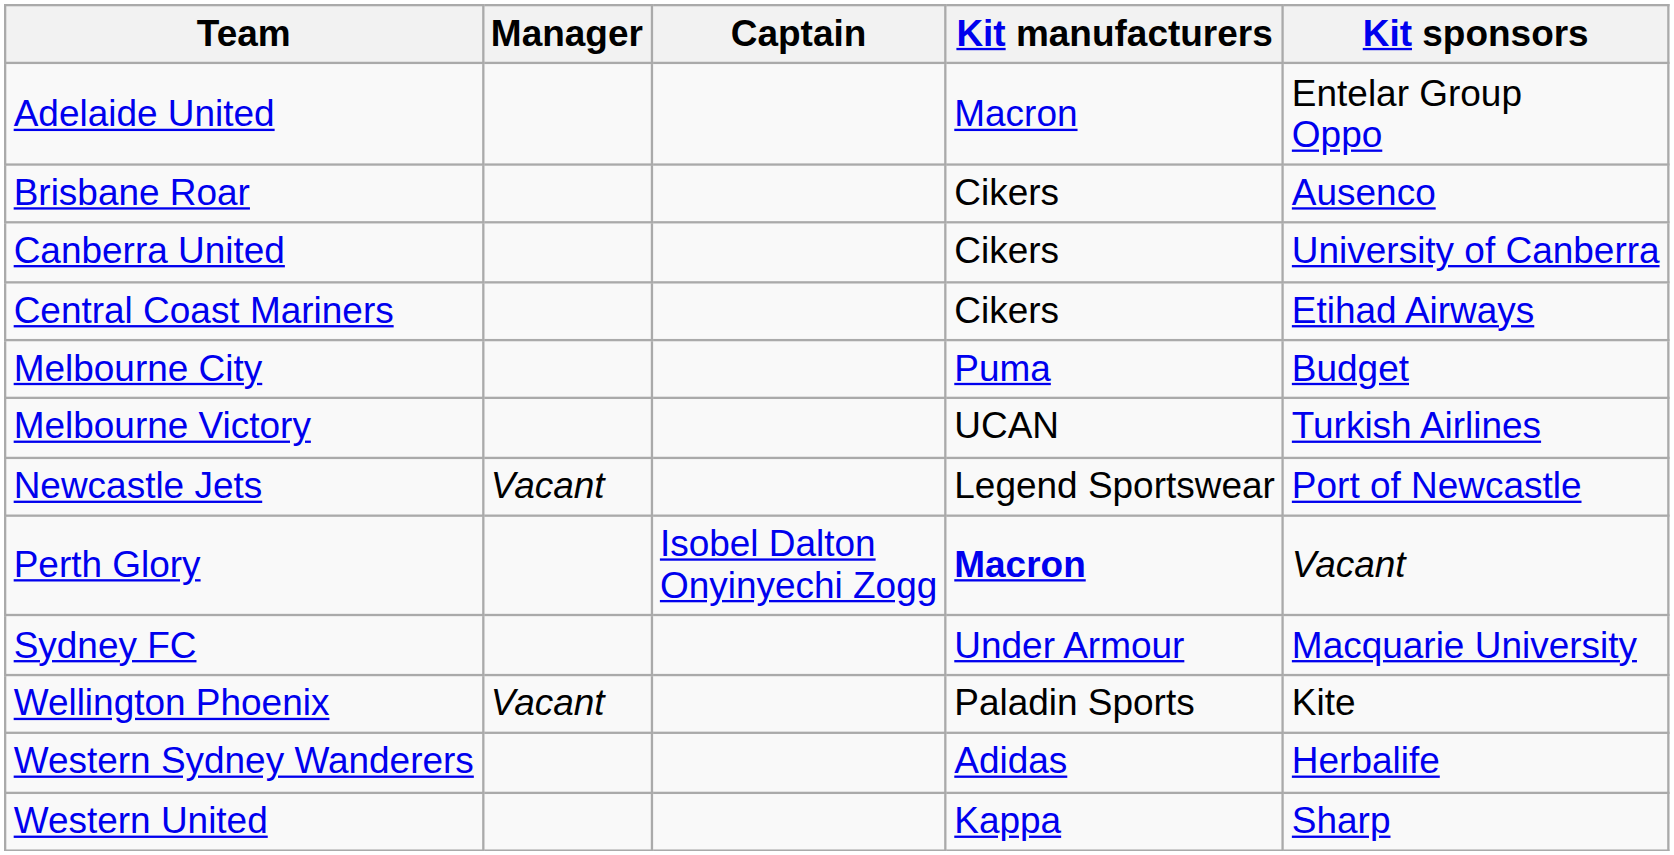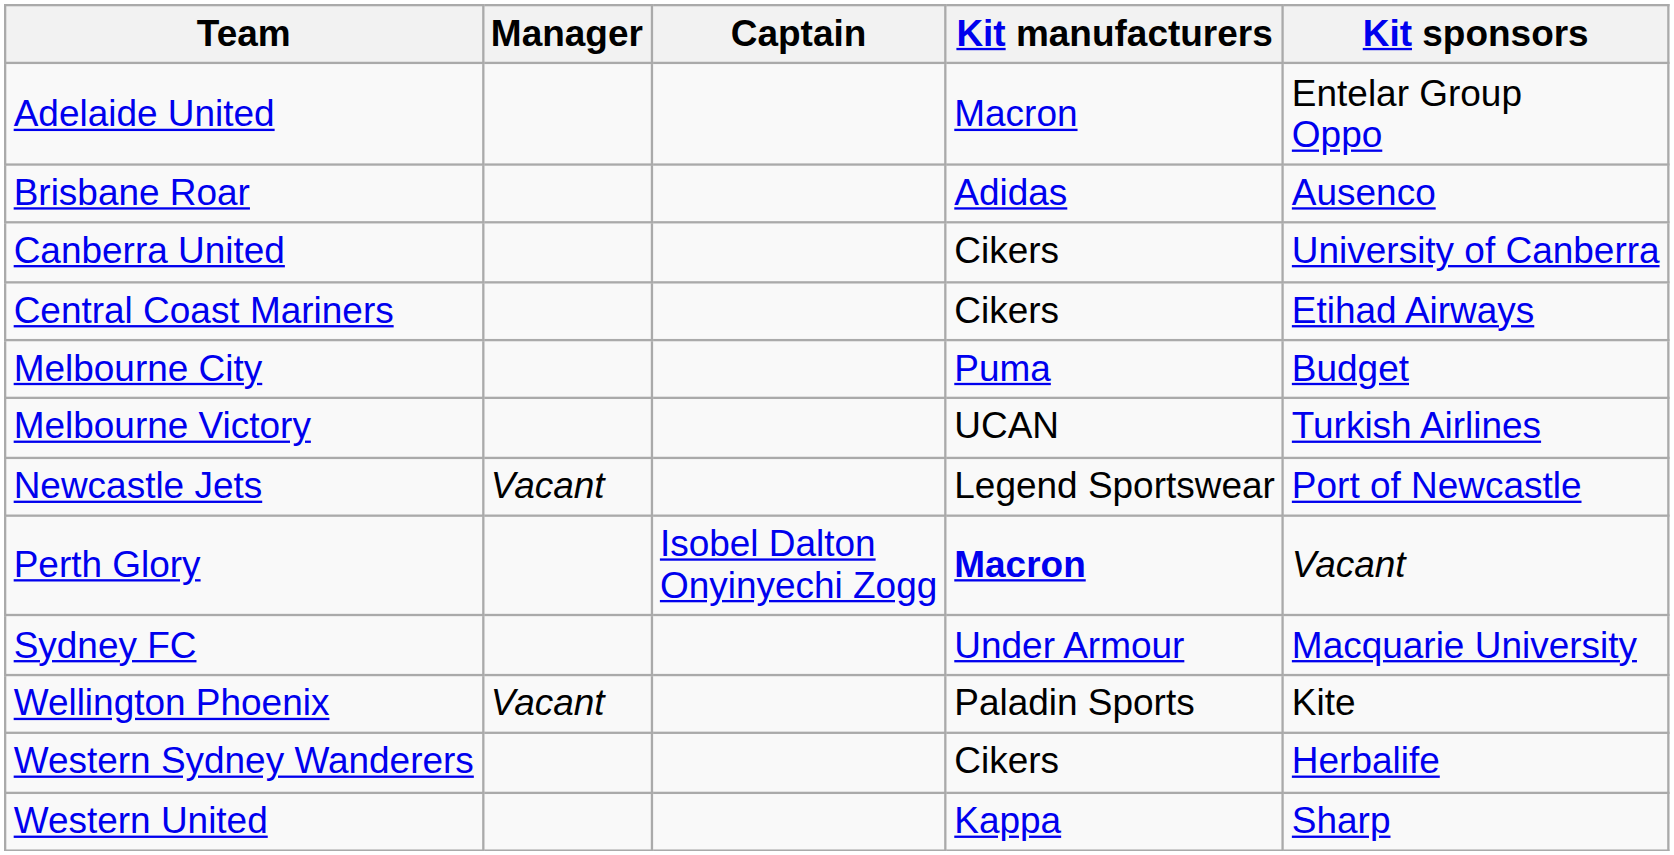(1007, 192) Cikers -> (1011, 192) Adidas
(1011, 761) Adidas -> (1007, 761) Cikers
